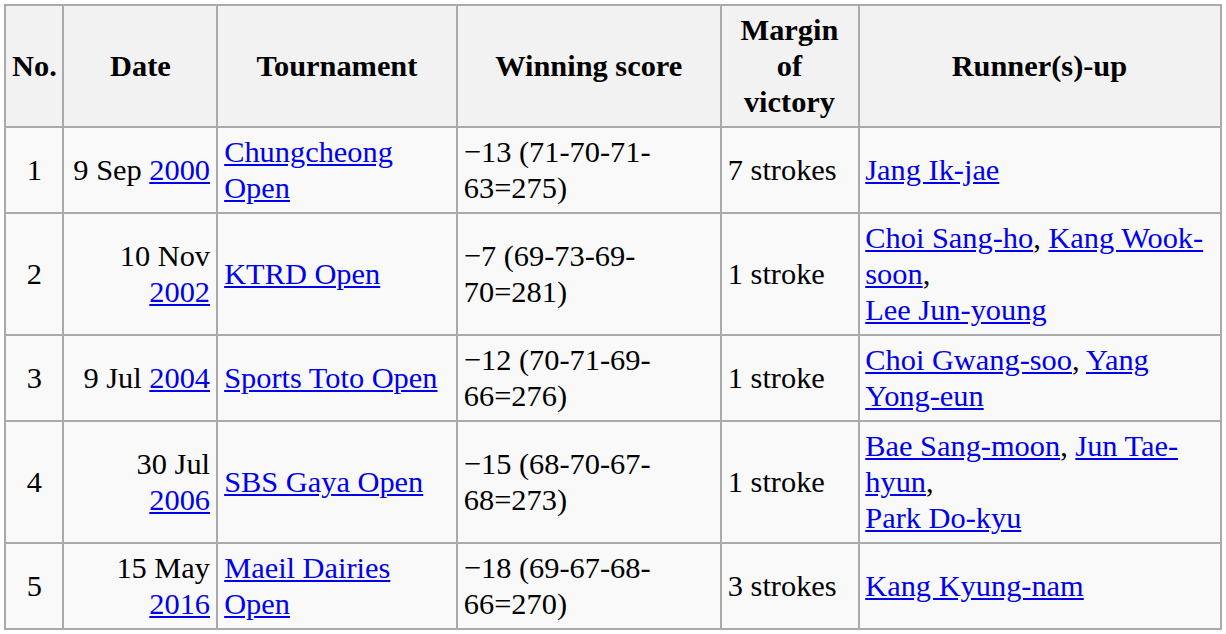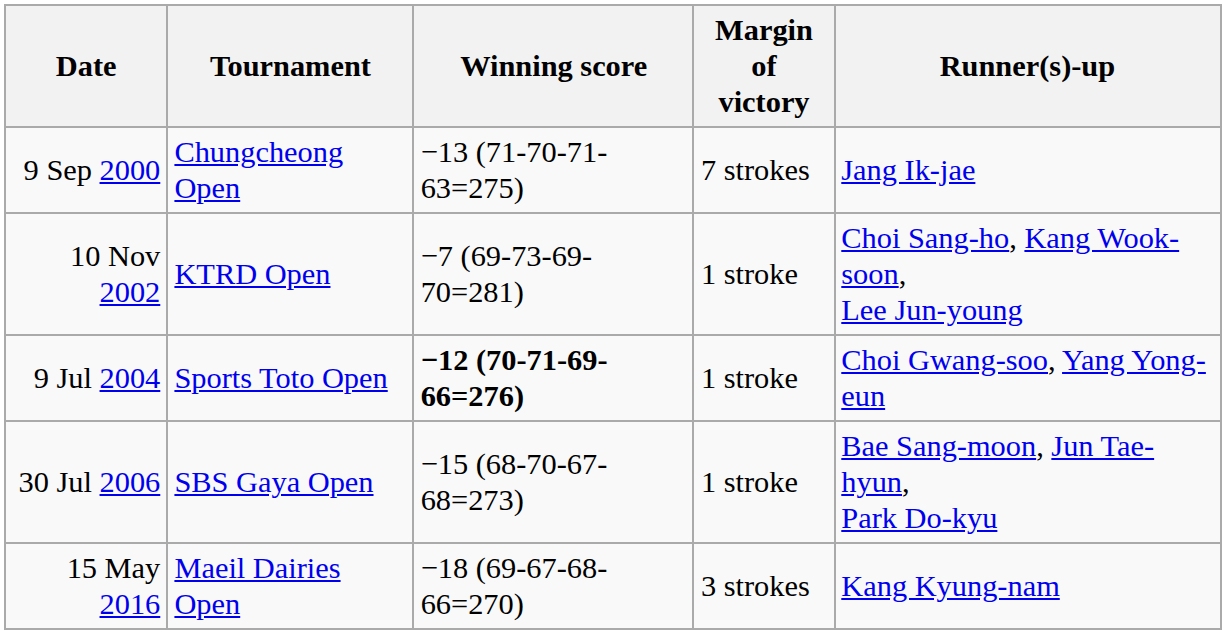- column: (34, 65)
(557, 378) normal -> (514, 378) bold
